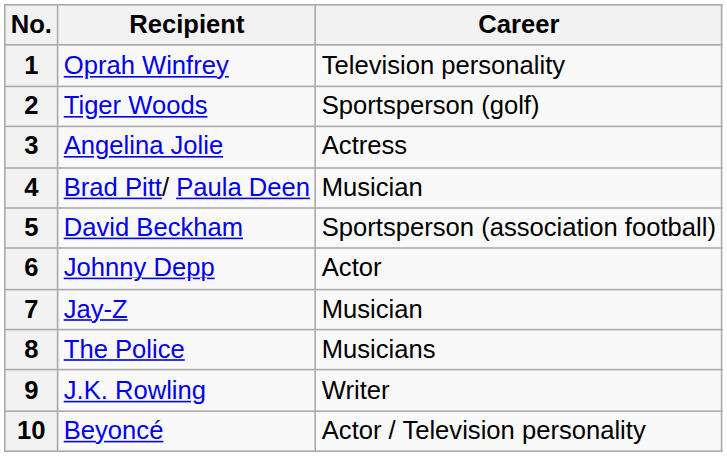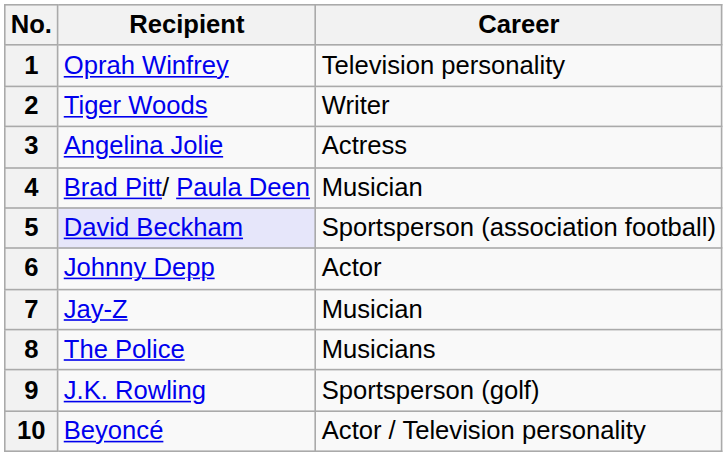(431, 106) Sportsperson (golf) -> (356, 106) Writer
(153, 227) no background -> (153, 227) lavender background
(356, 390) Writer -> (431, 390) Sportsperson (golf)
